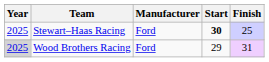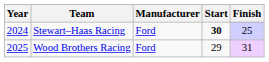(18, 31) 2025 -> (18, 31) 2024
(18, 48) lightgrey background -> (18, 48) no background
